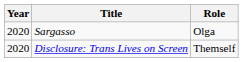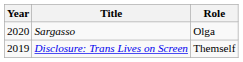(18, 48) 2020 -> (18, 48) 2019
